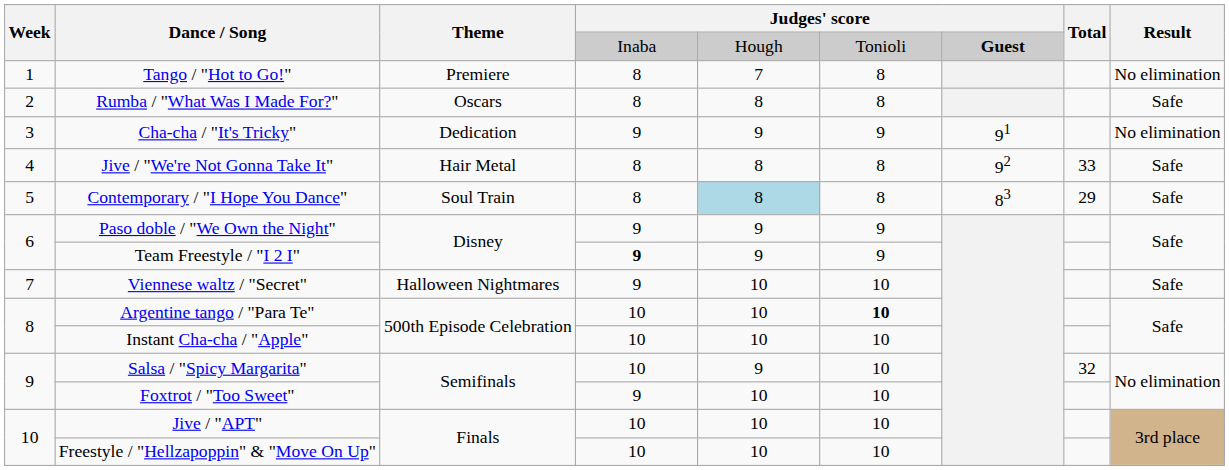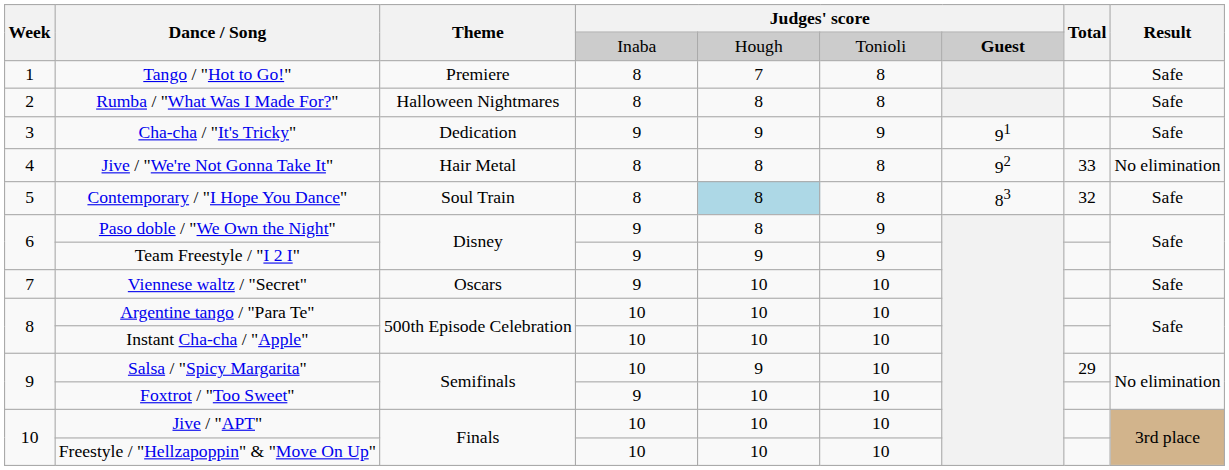(1167, 74) No elimination -> (1167, 74) Safe
(478, 102) Oscars -> (478, 102) Halloween Nightmares
(1167, 132) No elimination -> (1167, 132) Safe
(1167, 165) Safe -> (1167, 165) No elimination
(1087, 197) 29 -> (1087, 197) 32
(759, 228) 9 -> (759, 228) 8
(637, 256) bold -> (637, 256) normal
(478, 283) Halloween Nightmares -> (478, 283) Oscars
(881, 311) bold -> (881, 311) normal
(1087, 367) 32 -> (1087, 367) 29
